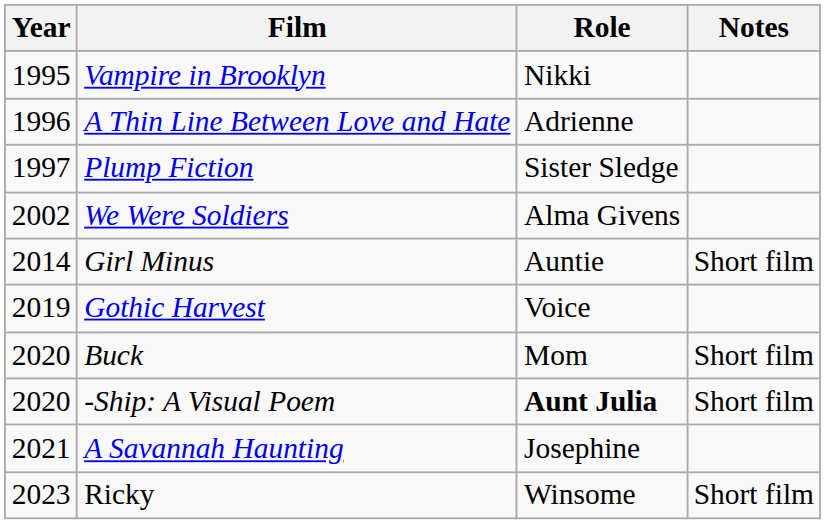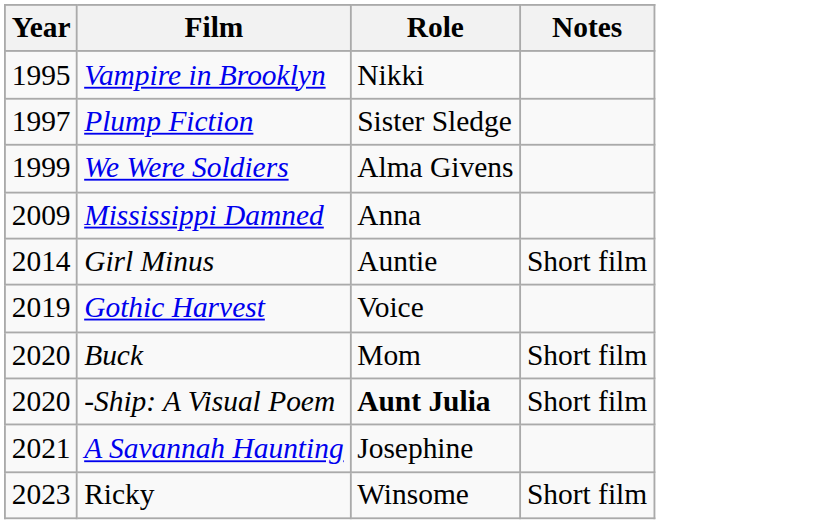- row: (297, 121)
(41, 214) 2002 -> (41, 167) 1999
+ row: (204, 214)
